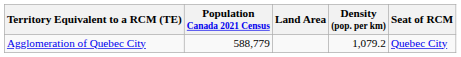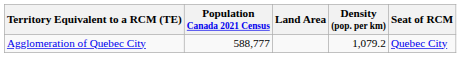(252, 43) 588,779 -> (252, 43) 588,777
